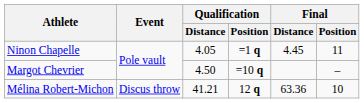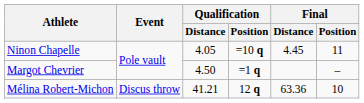(249, 51) =1 q -> (249, 51) =10 q
(249, 70) =10 q -> (249, 70) =1 q
